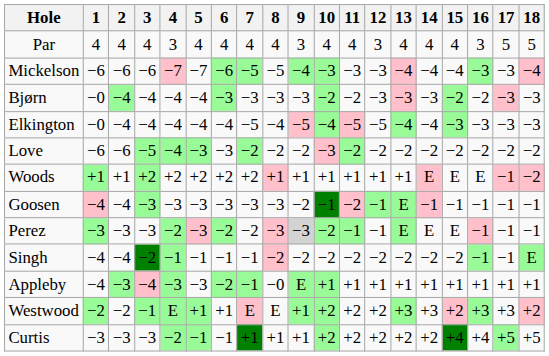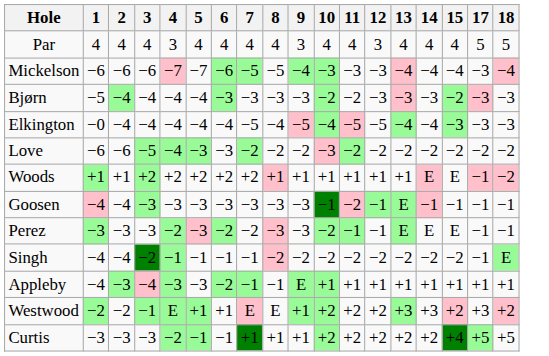- column: (480, 17)
(96, 97) −0 -> (96, 97) −5
(301, 204) −2 -> (301, 204) −3
(301, 230) lightgrey background -> (301, 230) no background
(275, 284) −0 -> (275, 284) −1
